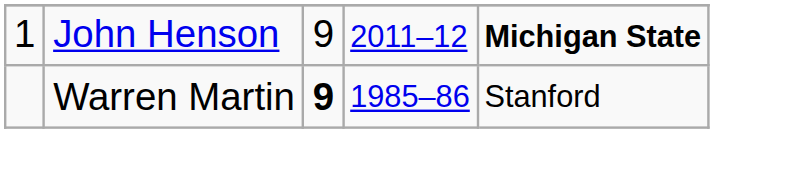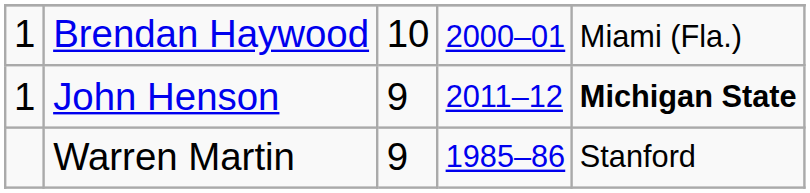+ row: (211, 34)
(323, 95) bold -> (397, 156) normal
